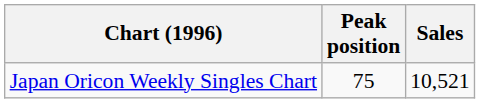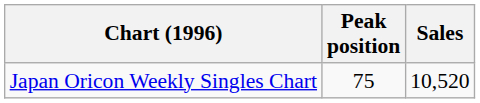(440, 80) 10,521 -> (440, 80) 10,520
